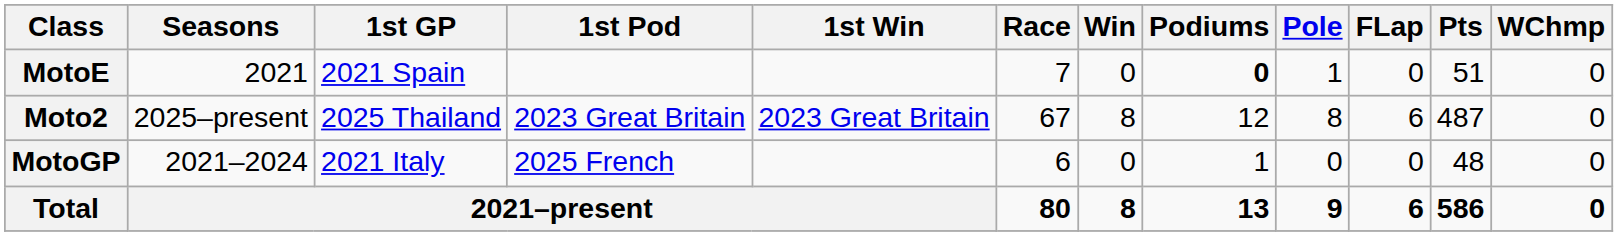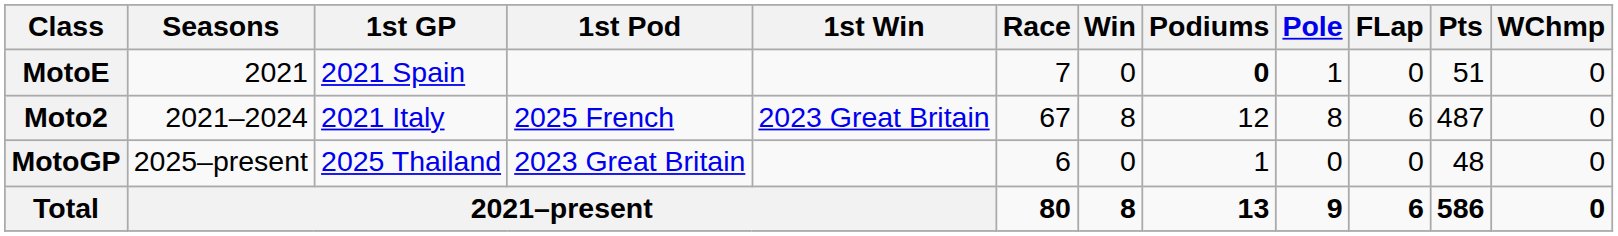(221, 117) 2025–present -> (237, 117) 2021–2024
(411, 117) 2025 Thailand -> (383, 117) 2021 Italy
(630, 117) 2023 Great Britain -> (594, 117) 2025 French
(237, 162) 2021–2024 -> (221, 162) 2025–present
(383, 162) 2021 Italy -> (411, 162) 2025 Thailand
(594, 162) 2025 French -> (630, 162) 2023 Great Britain
